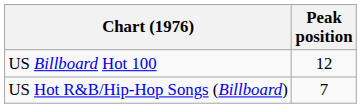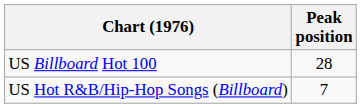(324, 63) 12 -> (324, 63) 28
